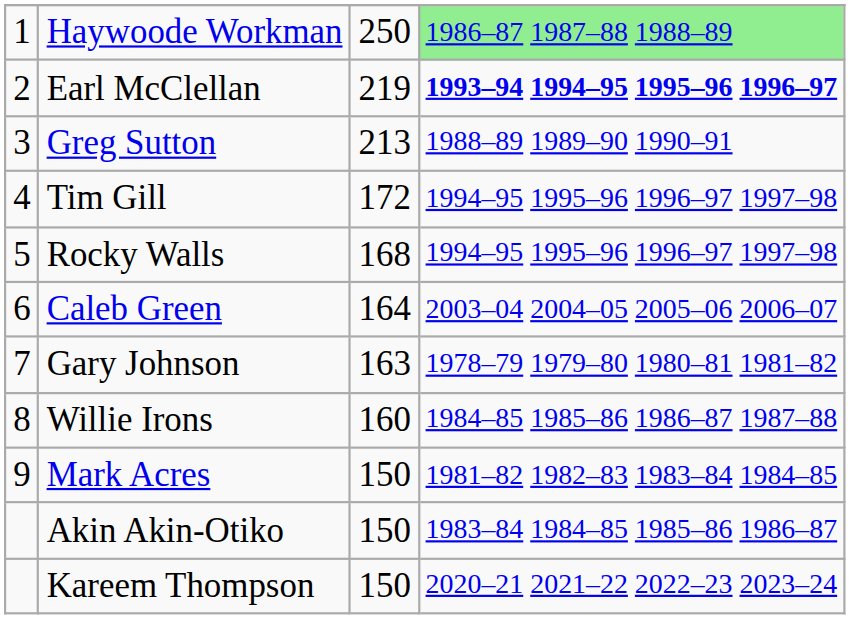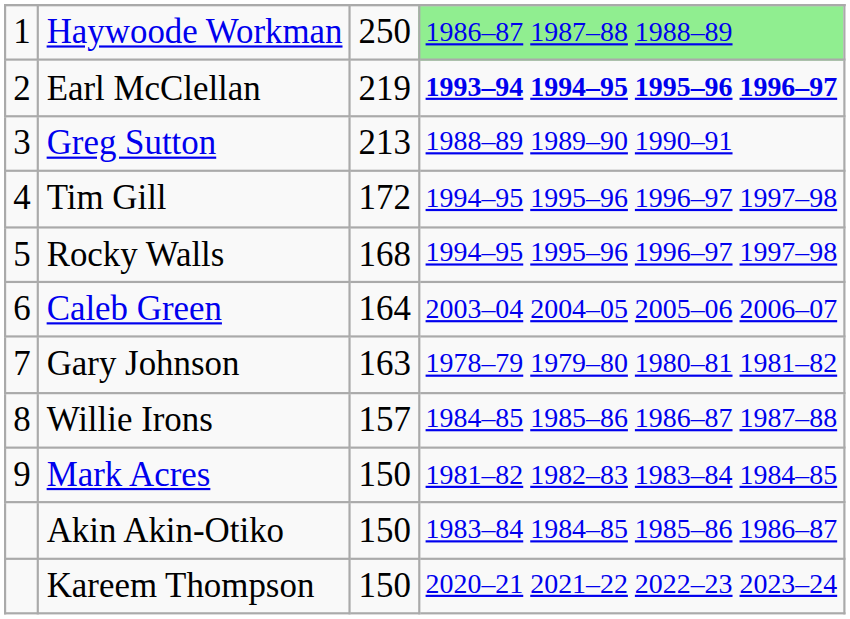(385, 419) 160 -> (385, 419) 157
